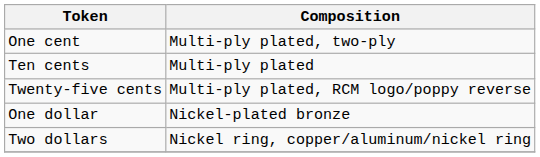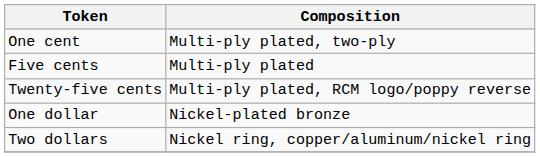+ row: (53, 66)
- row: (49, 66)
